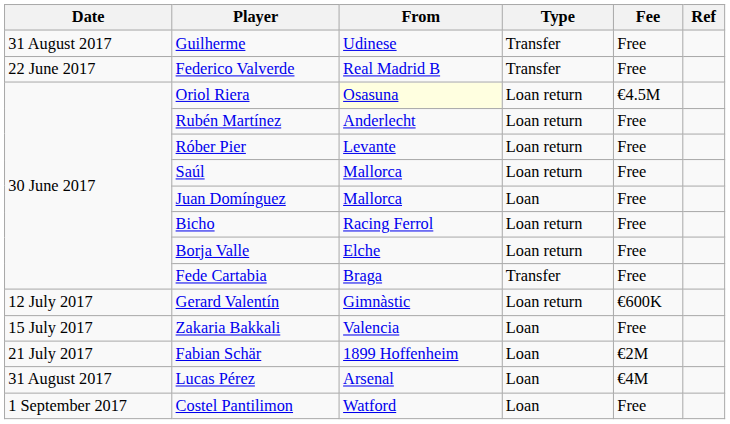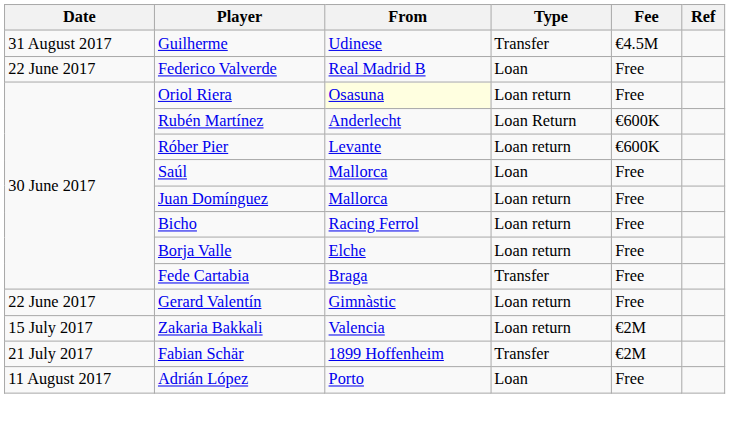(632, 43) Free -> (637, 43) €4.5M
(533, 69) Transfer -> (511, 69) Loan
(639, 95) €4.5M -> (630, 95) Free
(544, 120) Loan return -> (535, 120) Loan Return
(632, 120) Free -> (637, 120) €600K
(632, 146) Free -> (637, 146) €600K
(544, 172) Loan return -> (511, 172) Loan
(523, 198) Loan -> (533, 198) Loan return
(50, 302) 12 July 2017 -> (52, 302) 22 June 2017
(640, 302) €600K -> (630, 302) Free
(523, 328) Loan -> (533, 328) Loan return
(632, 328) Free -> (631, 328) €2M
(523, 353) Loan -> (522, 353) Transfer
+ row: (203, 379)
- row: (215, 379)
- row: (234, 405)
